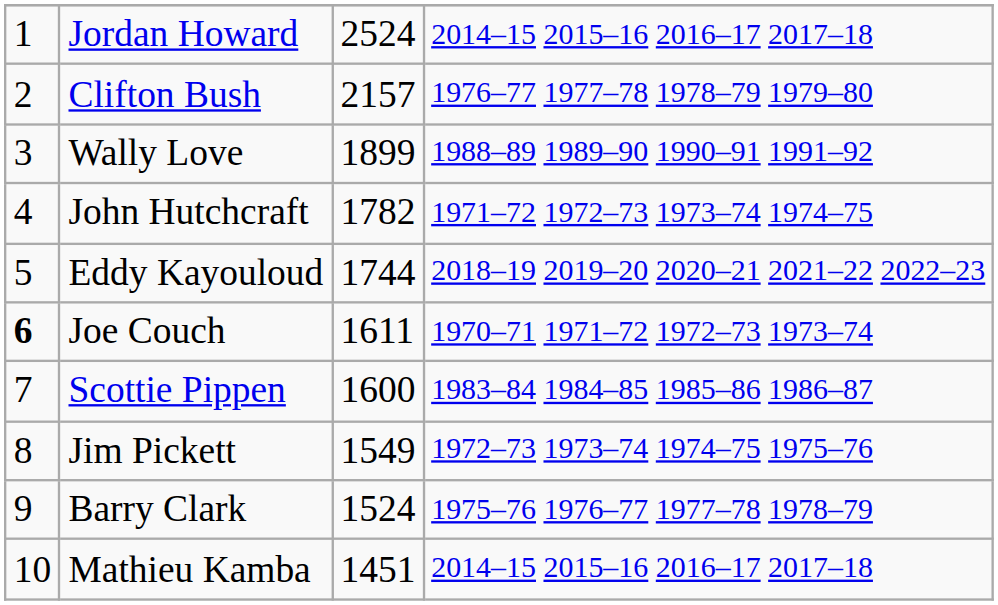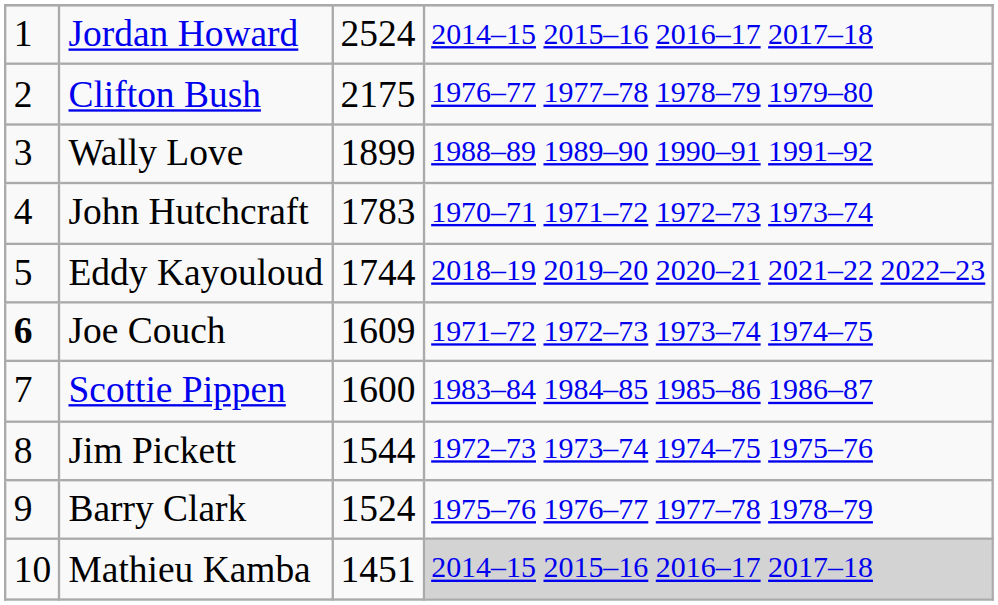(378, 93) 2157 -> (378, 93) 2175
(378, 212) 1782 -> (378, 212) 1783
(652, 212) 1971–72 1972–73 1973–74 1974–75 -> (652, 212) 1970–71 1971–72 1972–73 1973–74
(377, 331) 1611 -> (378, 331) 1609
(652, 331) 1970–71 1971–72 1972–73 1973–74 -> (652, 331) 1971–72 1972–73 1973–74 1974–75
(378, 449) 1549 -> (378, 449) 1544
(652, 568) no background -> (652, 568) lightgrey background
